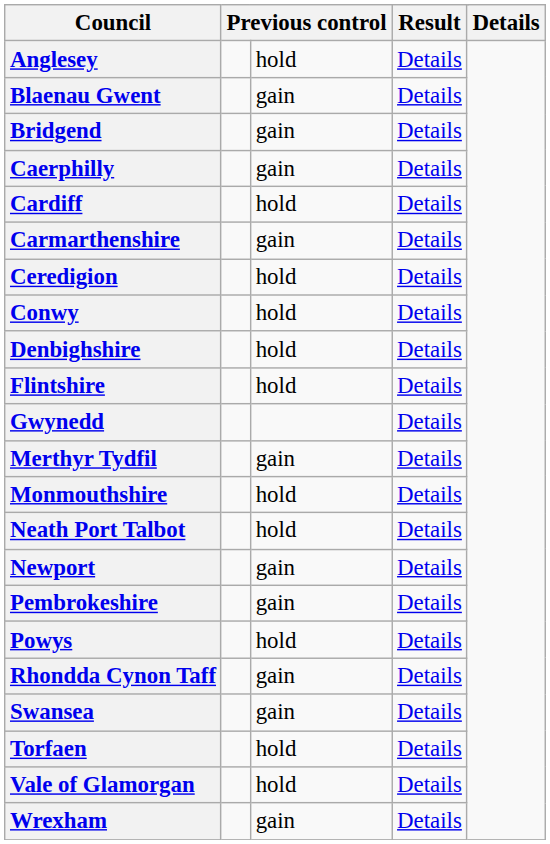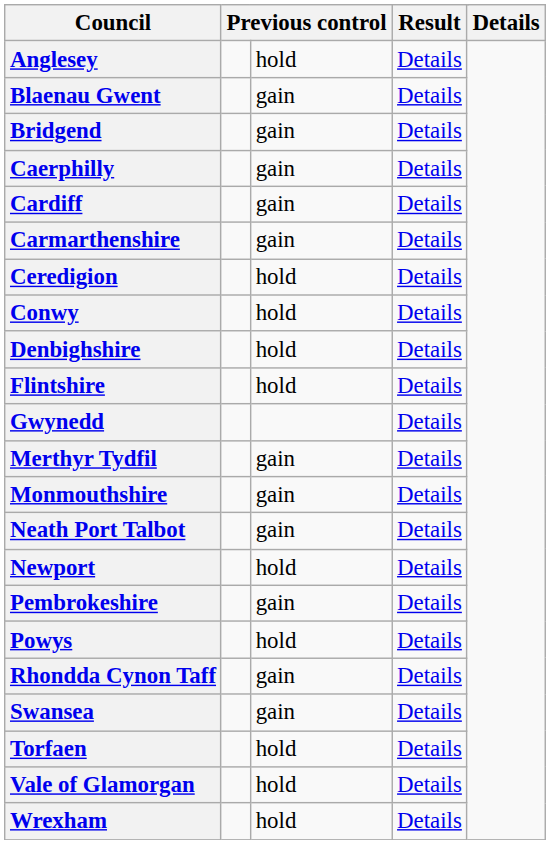(276, 204) hold -> (275, 204) gain
(276, 494) hold -> (275, 494) gain
(276, 530) hold -> (275, 530) gain
(275, 566) gain -> (276, 566) hold
(275, 820) gain -> (276, 820) hold
